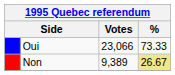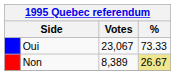(117, 46) 23,066 -> (117, 46) 23,067
(114, 63) 9,389 -> (114, 63) 8,389
